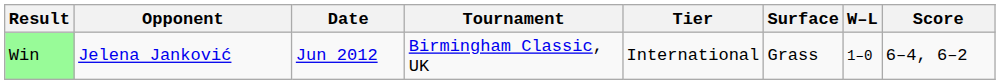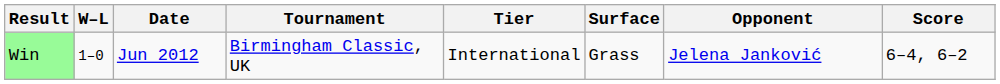columns swapped: (862, 19) <-> (183, 19)
